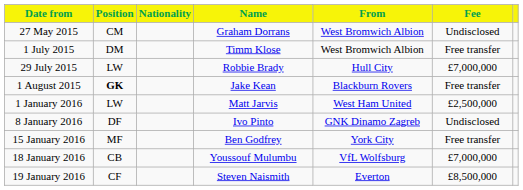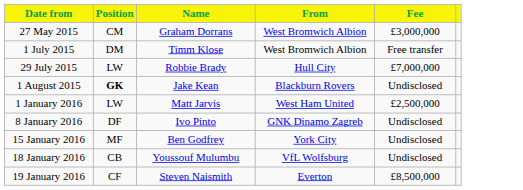- column: (165, 13)
(472, 31) Undisclosed -> (415, 31) £3,000,000
(472, 86) Free transfer -> (415, 86) Undisclosed
(472, 140) Free transfer -> (415, 140) Undisclosed
(472, 158) £7,000,000 -> (415, 158) Undisclosed
